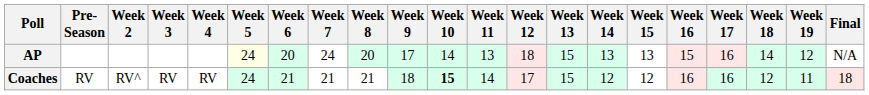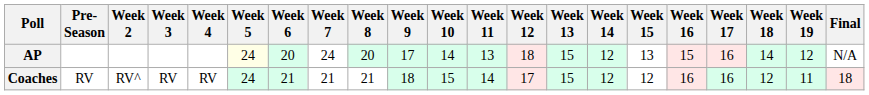(607, 55) 13 -> (607, 55) 12
(447, 78) bold -> (447, 78) normal
